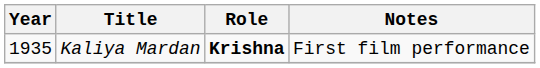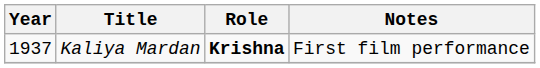(31, 49) 1935 -> (31, 49) 1937
